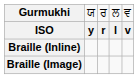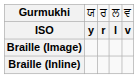rows swapped: (44, 64) <-> (44, 47)
